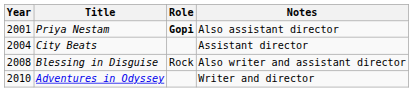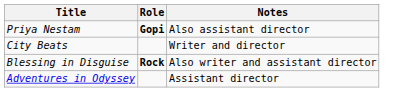- column: (19, 13)
(253, 46) Assistant director -> (227, 46) Writer and director
(181, 62) normal -> (152, 62) bold
(256, 79) Writer and director -> (224, 79) Assistant director
